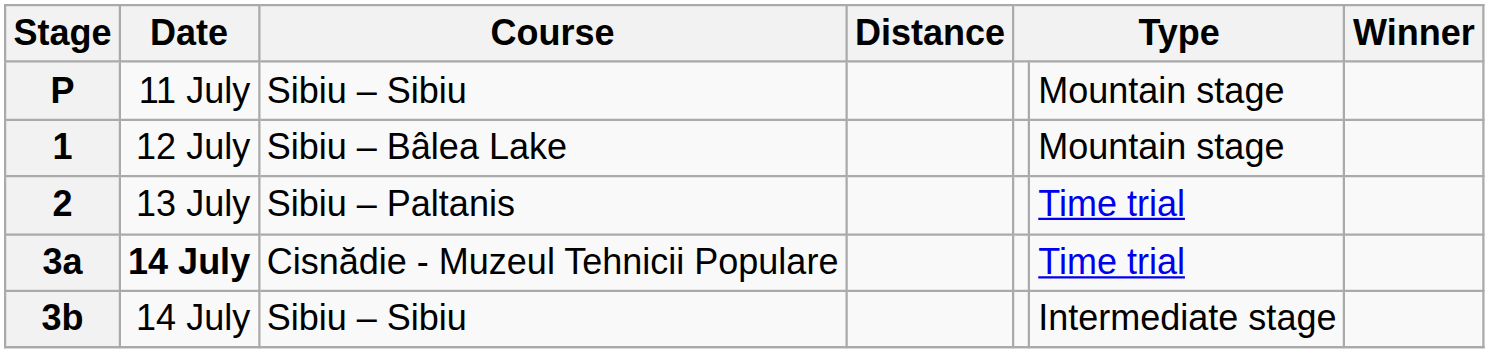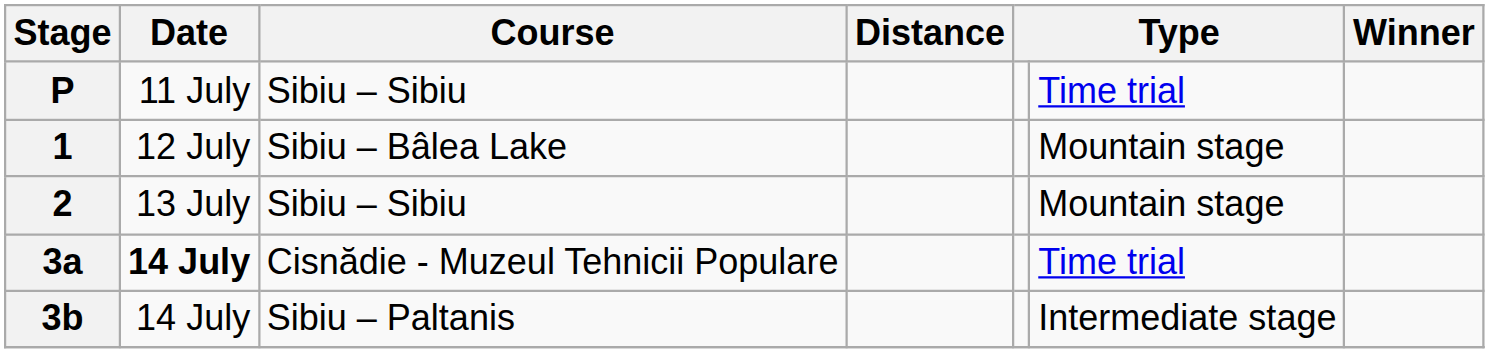(1161, 90) Mountain stage -> (1112, 90) Time trial
(391, 204) Sibiu – Paltanis -> (367, 204) Sibiu – Sibiu
(1112, 204) Time trial -> (1161, 204) Mountain stage
(367, 318) Sibiu – Sibiu -> (391, 318) Sibiu – Paltanis
